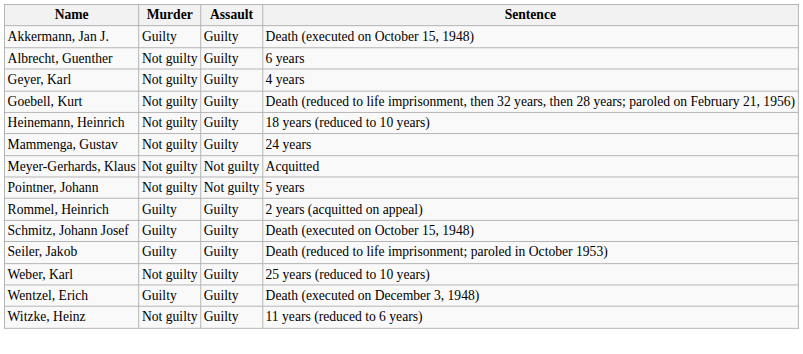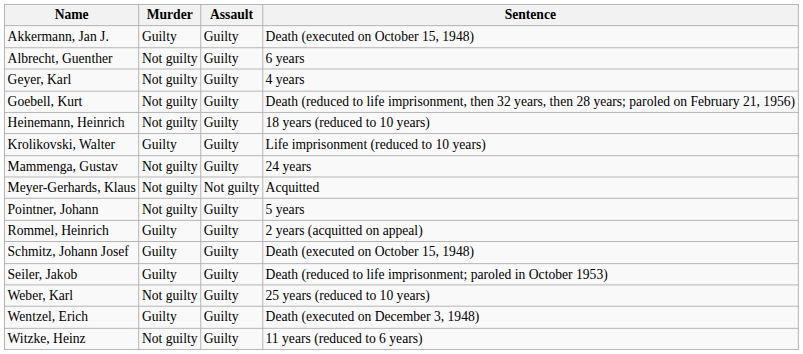+ row: (61, 144)
(232, 187) Not guilty -> (221, 209) Guilty
